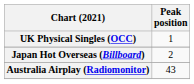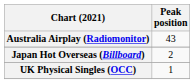rows swapped: (78, 70) <-> (78, 39)
